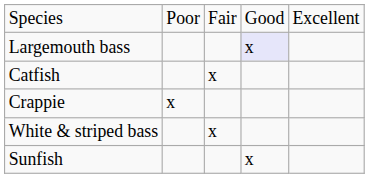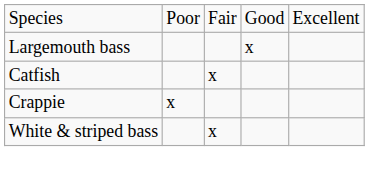(249, 46) lavender background -> (249, 46) no background
- row: (36, 159)
